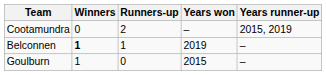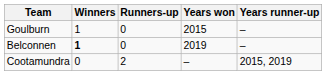rows swapped: (28, 62) <-> (38, 29)
(123, 45) 1 -> (123, 45) 0
